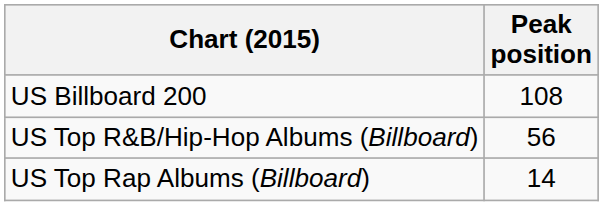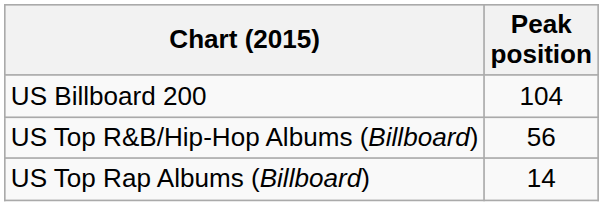(541, 95) 108 -> (541, 95) 104
